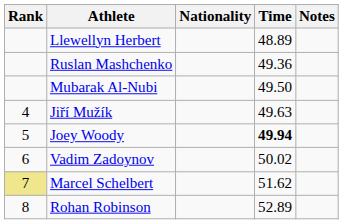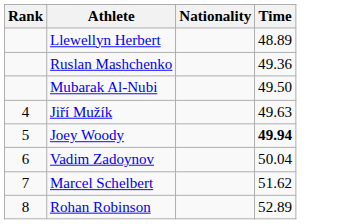- column: (317, 16)
(275, 159) 50.02 -> (275, 159) 50.04
(25, 183) khaki background -> (25, 183) no background
